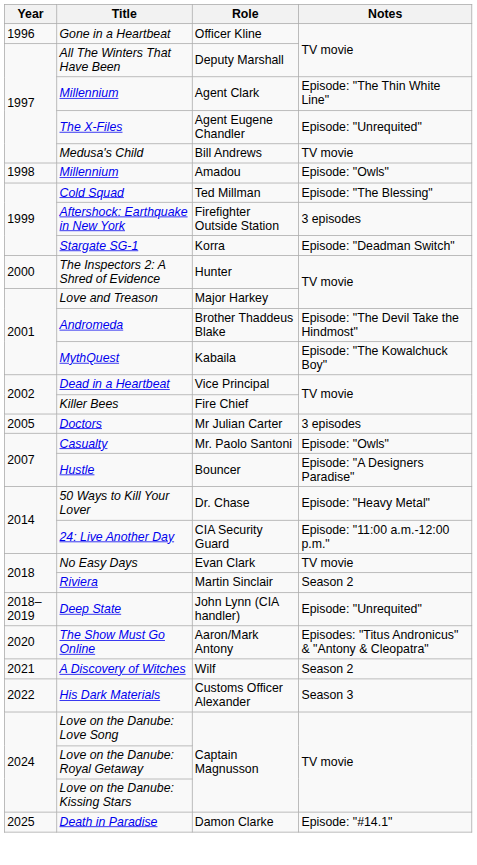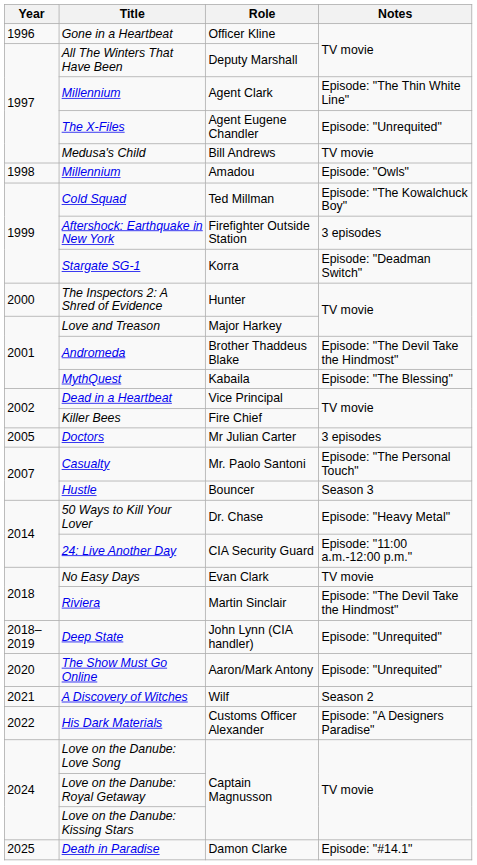(367, 192) Episode: "The Blessing" -> (395, 199) Episode: "The Kowalchuck Boy"
(374, 358) Episode: "The Kowalchuck Boy" -> (387, 379) Episode: "The Blessing"
(345, 443) Episode: "Owls" -> (386, 464) Episode: "The Personal Touch"
(362, 469) Episode: "A Designers Paradise" -> (347, 490) Season 3
(327, 582) Season 2 -> (390, 603) Episode: "The Devil Take the Hindmost"
(380, 642) Episodes: "Titus Andronicus" & "Antony & Cleopatra" -> (382, 670) Episode: "Unrequited"
(327, 695) Season 3 -> (383, 723) Episode: "A Designers Paradise"
